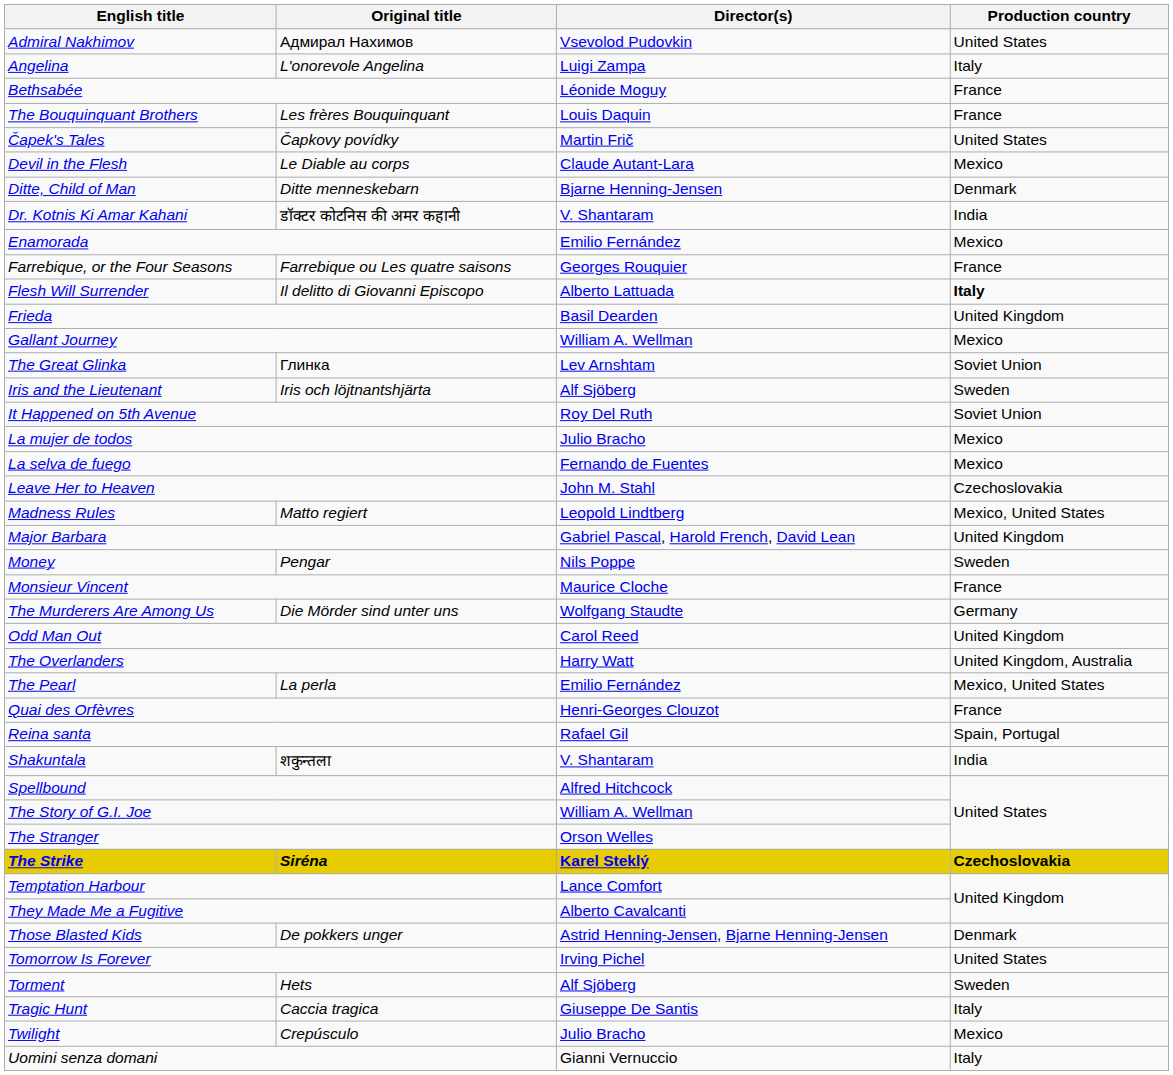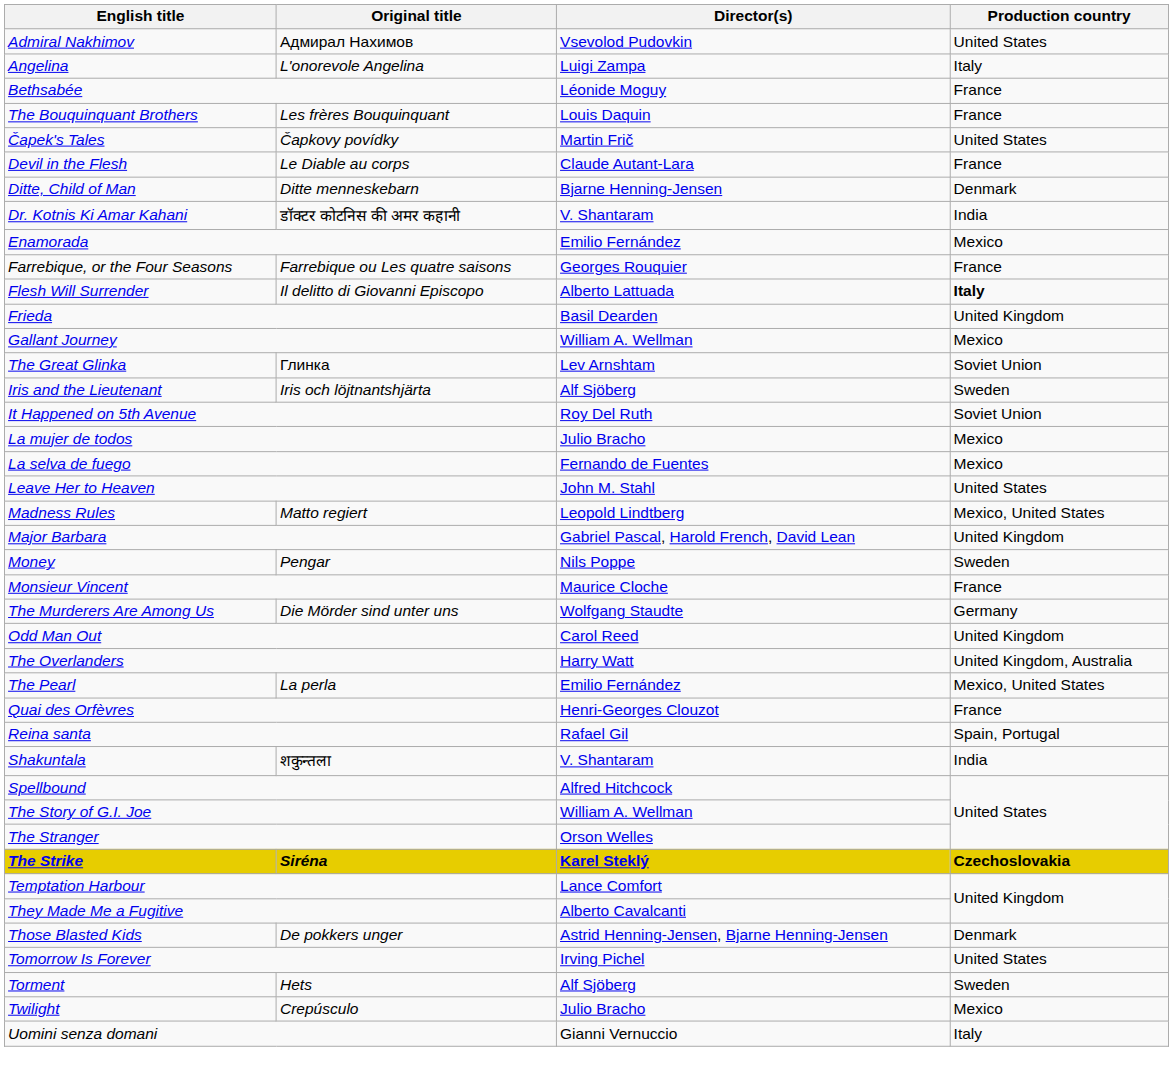(978, 164) Mexico -> (978, 164) France
(1008, 488) Czechoslovakia -> (1000, 488) United States
- row: (48, 1009)
